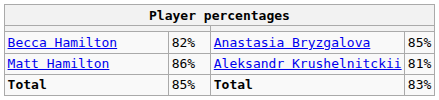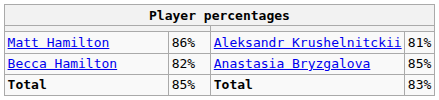rows swapped: (62, 42) <-> (58, 64)
